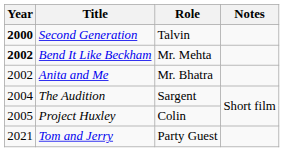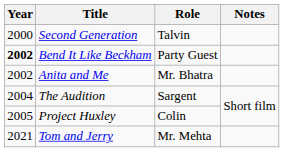(20, 34) bold -> (20, 34) normal
(184, 55) Mr. Mehta -> (187, 55) Party Guest
(187, 136) Party Guest -> (184, 136) Mr. Mehta
